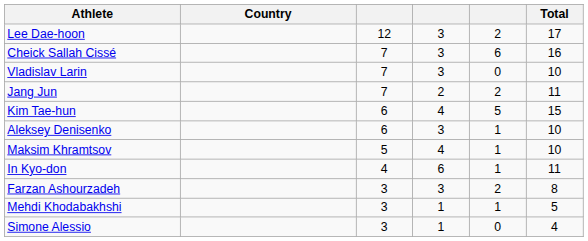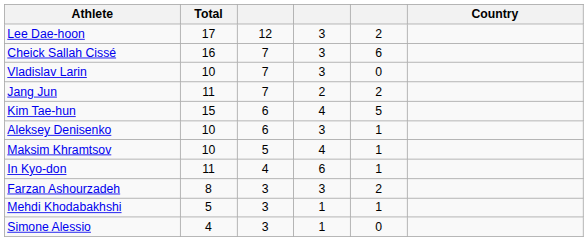columns swapped: (268, 14) <-> (554, 14)
